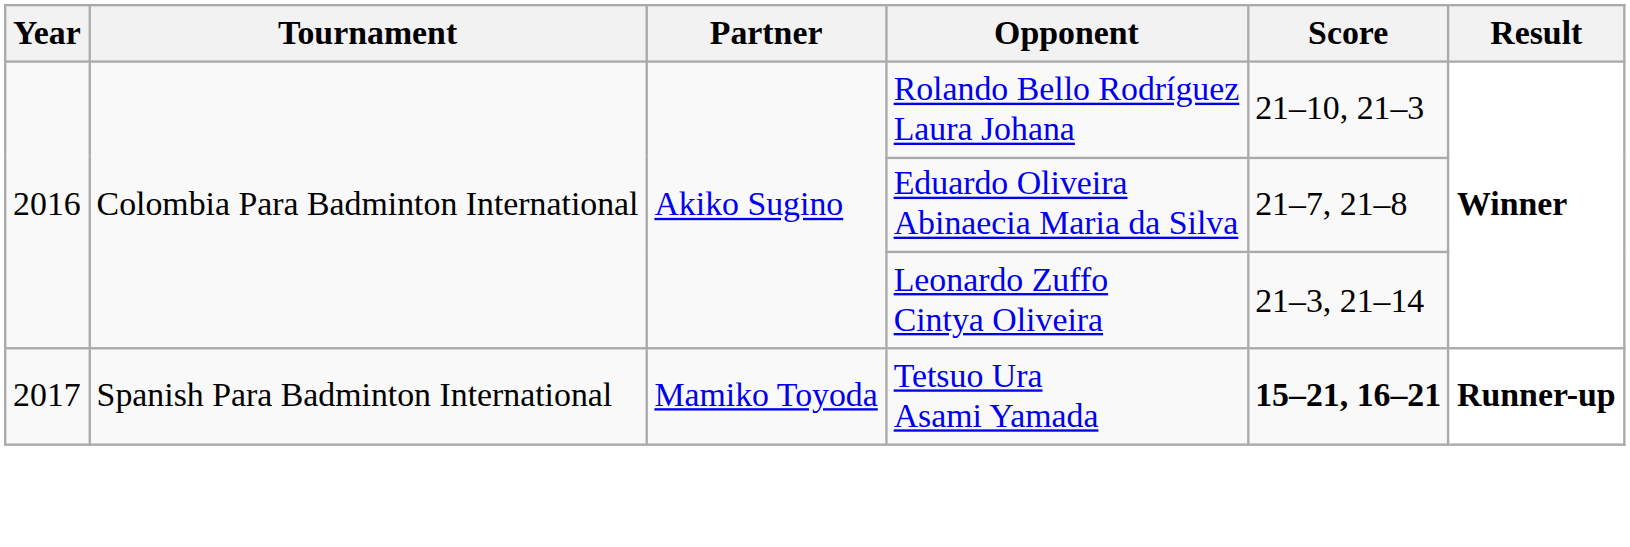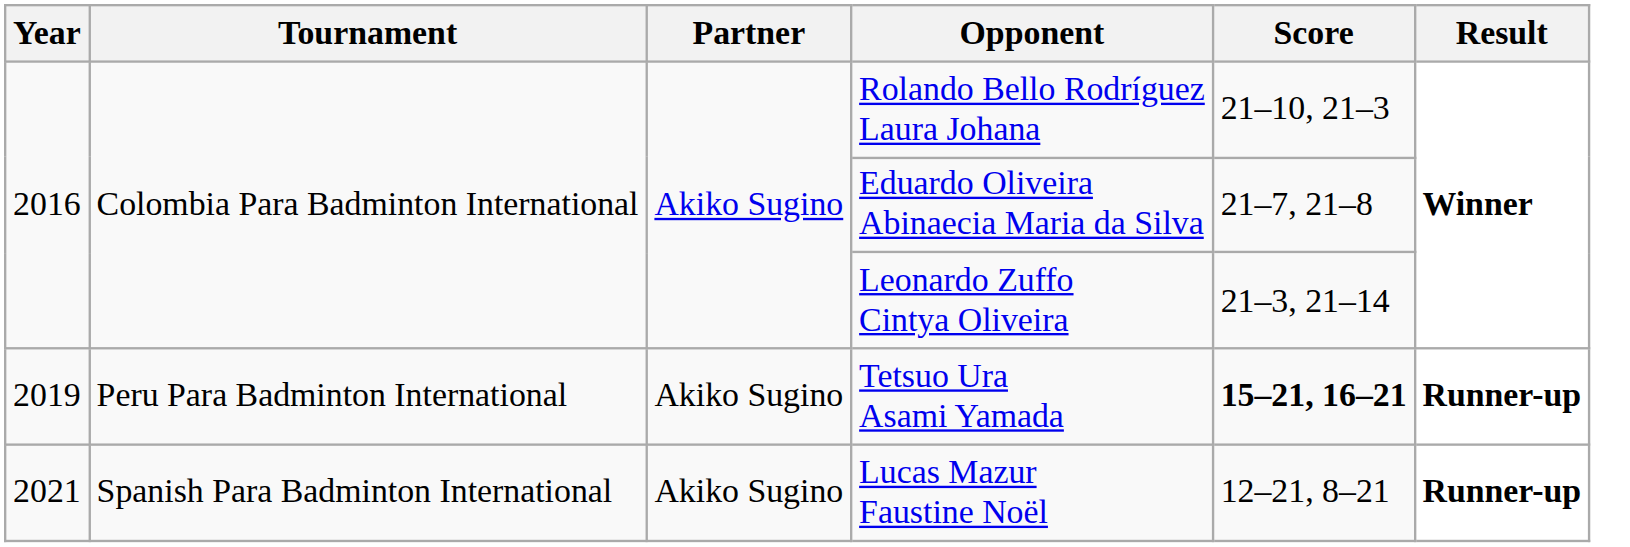(47, 395) 2017 -> (47, 395) 2019
(354, 395) Spanish Para Badminton International -> (332, 395) Peru Para Badminton International
(766, 395) Mamiko Toyoda -> (749, 395) Akiko Sugino
+ row: (954, 491)
